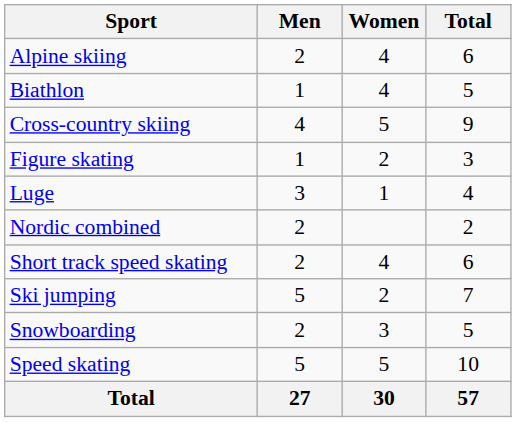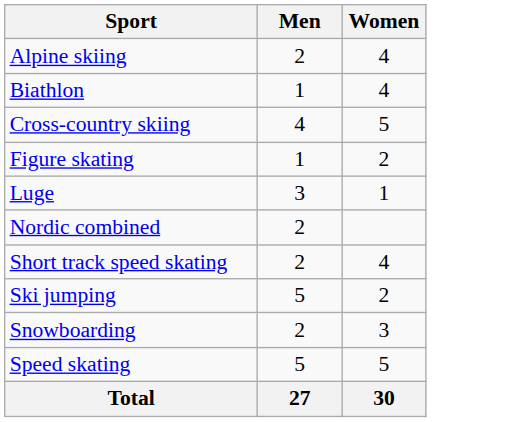- column: (468, 21)
